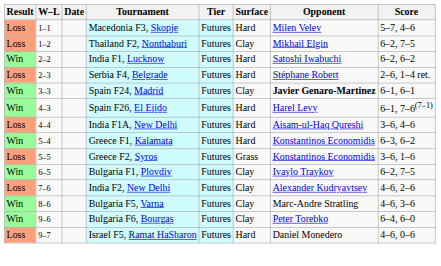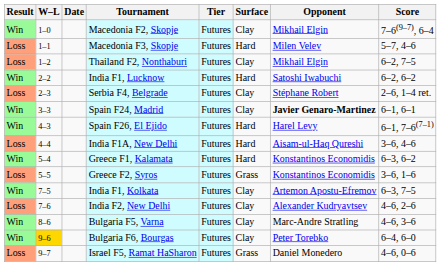+ row: (133, 29)
(245, 75) Hard -> (245, 93) Clay
- row: (130, 172)
+ row: (124, 190)
(44, 220) no background -> (44, 238) gold background
(245, 235) Hard -> (247, 253) Grass
